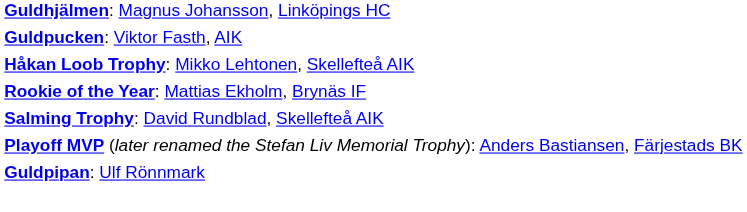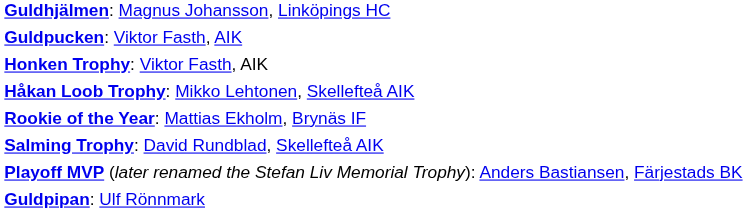+ row: (136, 64)
